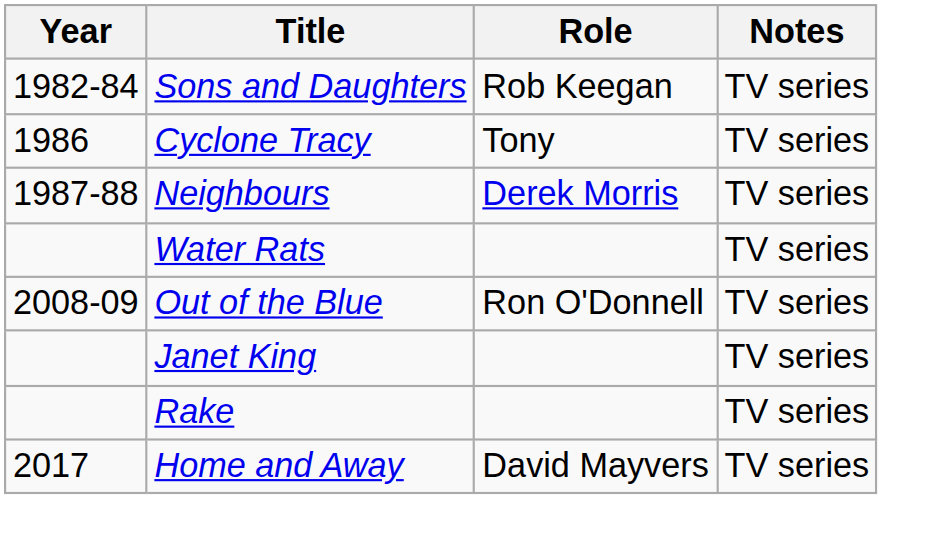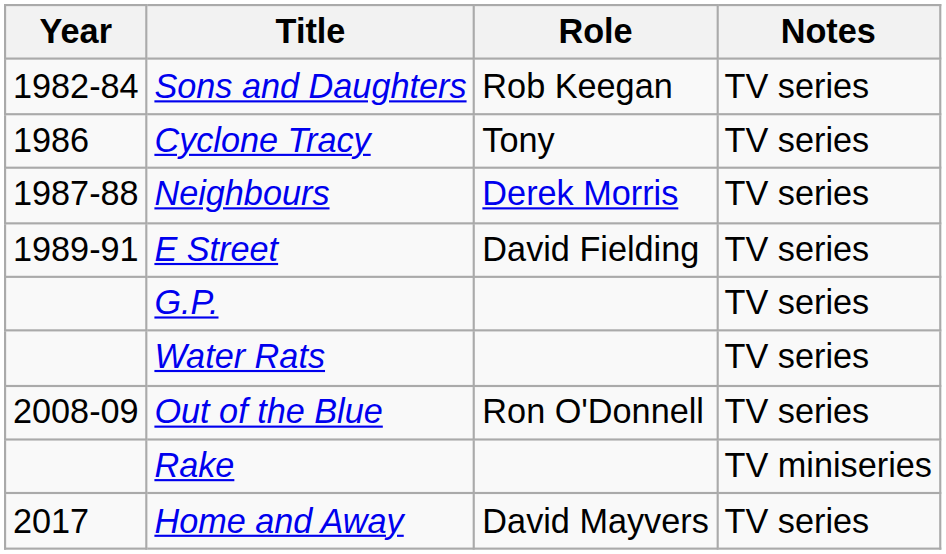+ row: (216, 248)
+ row: (186, 303)
- row: (235, 357)
(797, 411) TV series -> (828, 466) TV miniseries
